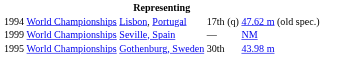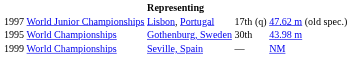(14, 21) 1994 -> (14, 21) 1997
(72, 21) World Championships -> (86, 21) World Junior Championships
rows swapped: (162, 49) <-> (147, 35)
